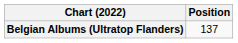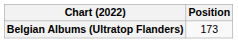(209, 29) 137 -> (209, 29) 173
